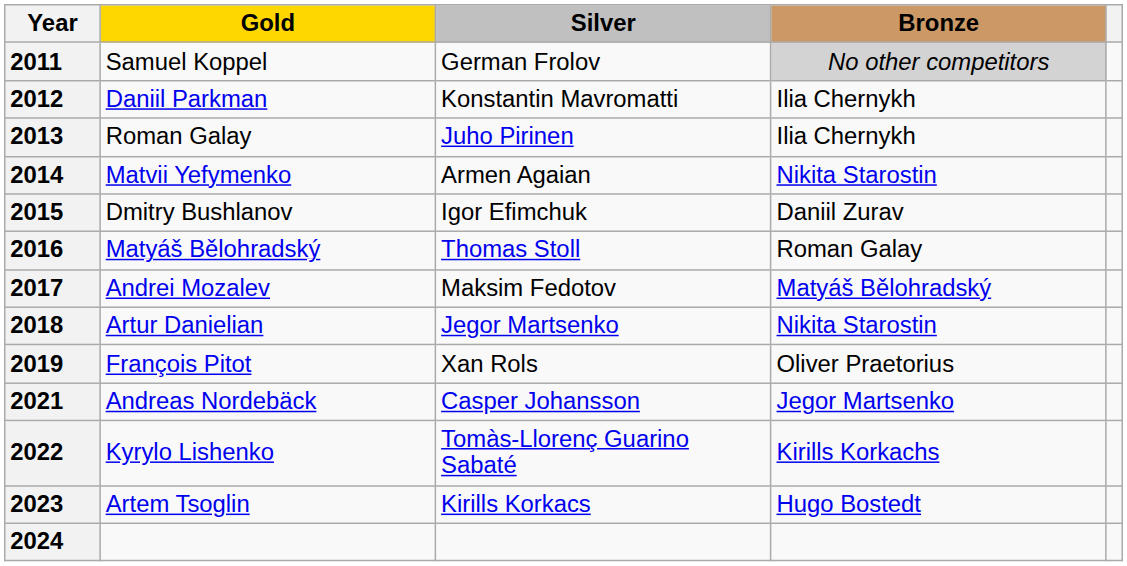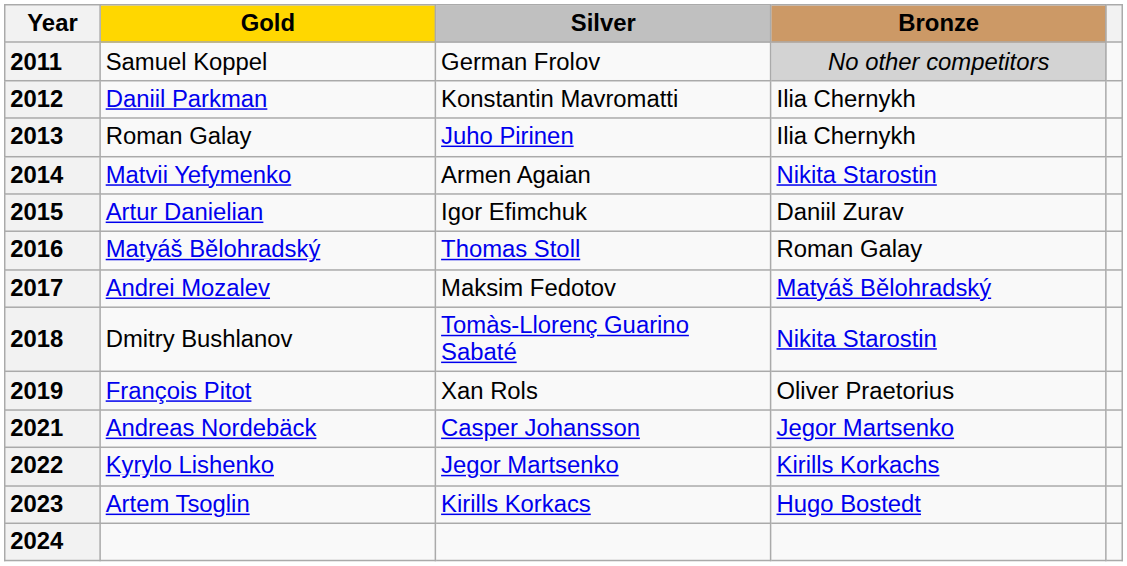(199, 212) Dmitry Bushlanov -> (185, 212) Artur Danielian
(185, 325) Artur Danielian -> (199, 339) Dmitry Bushlanov
(530, 325) Jegor Martsenko -> (565, 339) Tomàs-Llorenç Guarino Sabaté
(565, 452) Tomàs-Llorenç Guarino Sabaté -> (530, 466) Jegor Martsenko
